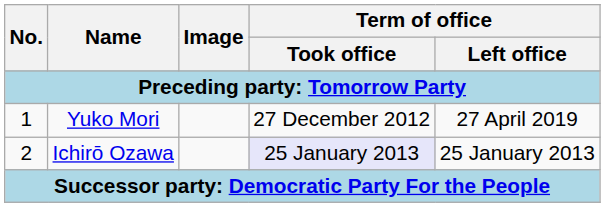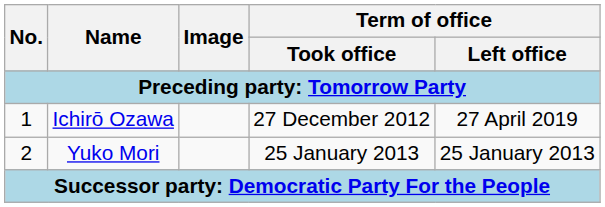(113, 119) Yuko Mori -> (113, 119) Ichirō Ozawa
(113, 152) Ichirō Ozawa -> (113, 152) Yuko Mori
(342, 152) lavender background -> (342, 152) no background
